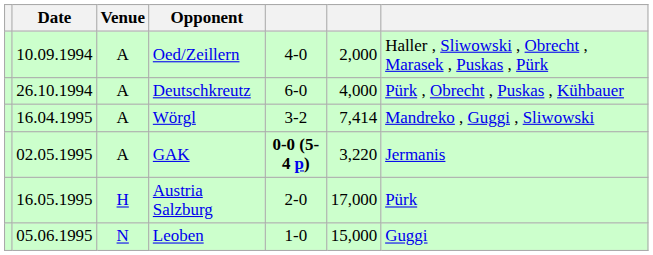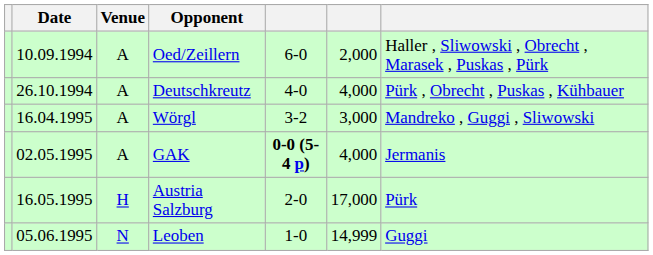(296, 54) 4-0 -> (296, 54) 6-0
(296, 90) 6-0 -> (296, 90) 4-0
(358, 117) 7,414 -> (358, 117) 3,000
(358, 154) 3,220 -> (358, 154) 4,000
(354, 236) 15,000 -> (354, 236) 14,999
